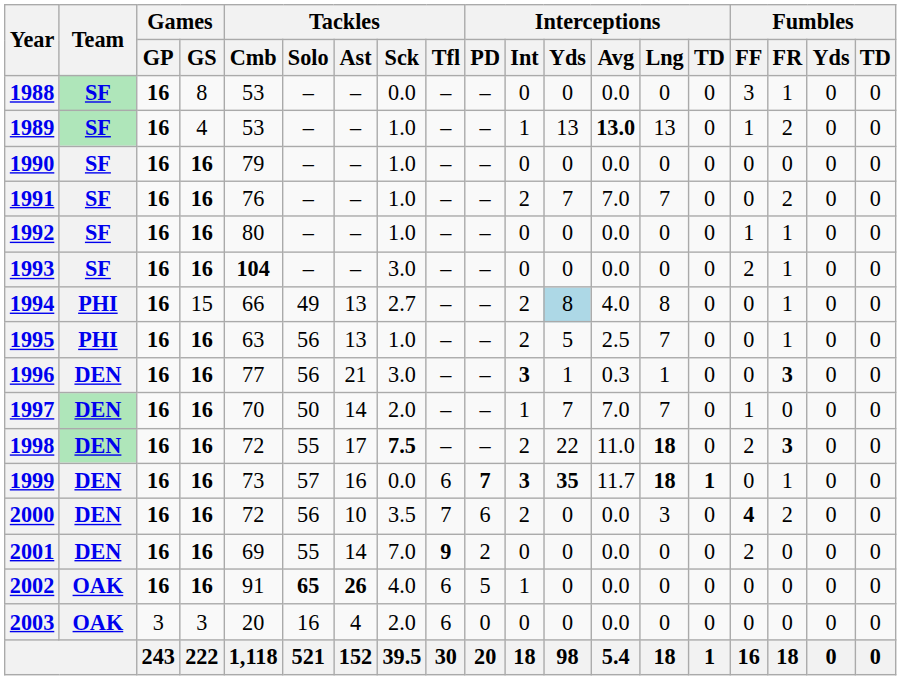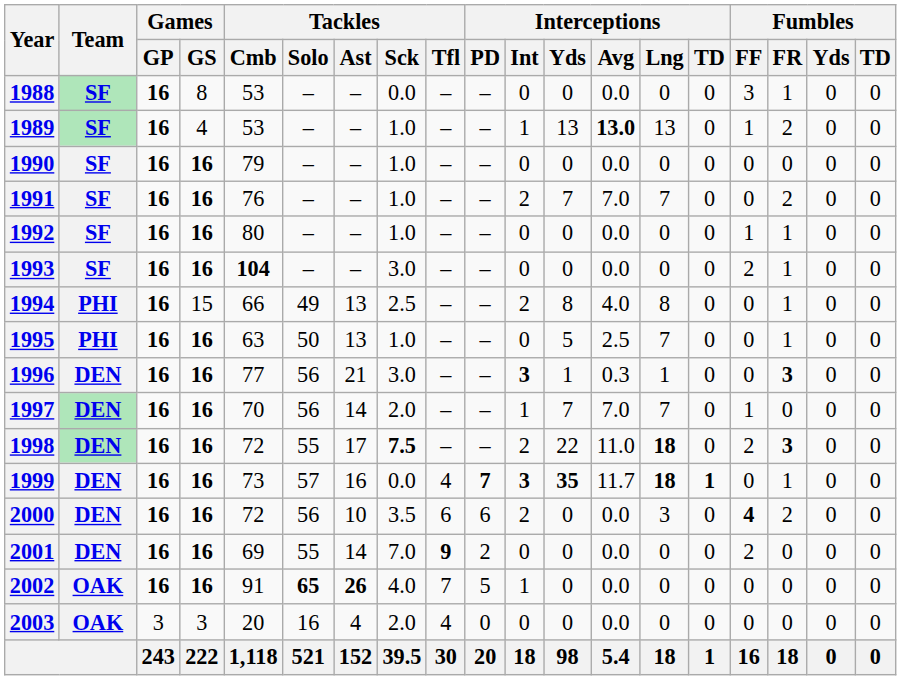(402, 304) 2.7 -> (402, 304) 2.5
(567, 304) lightblue background -> (567, 304) no background
(308, 339) 56 -> (308, 339) 50
(524, 339) 2 -> (524, 339) 0
(308, 410) 50 -> (308, 410) 56
(446, 480) 6 -> (446, 480) 4
(446, 515) 7 -> (446, 515) 6
(446, 586) 6 -> (446, 586) 7
(446, 621) 6 -> (446, 621) 4
